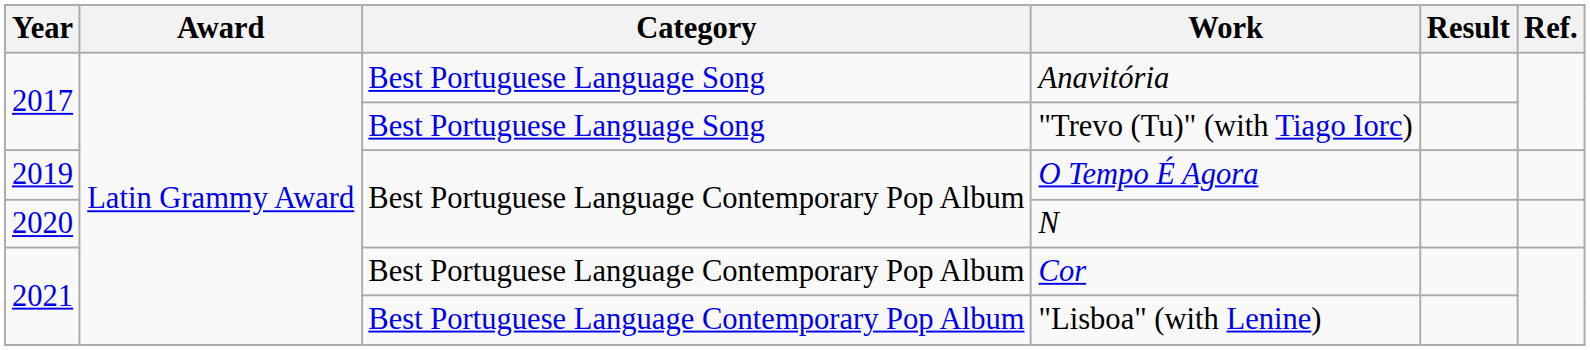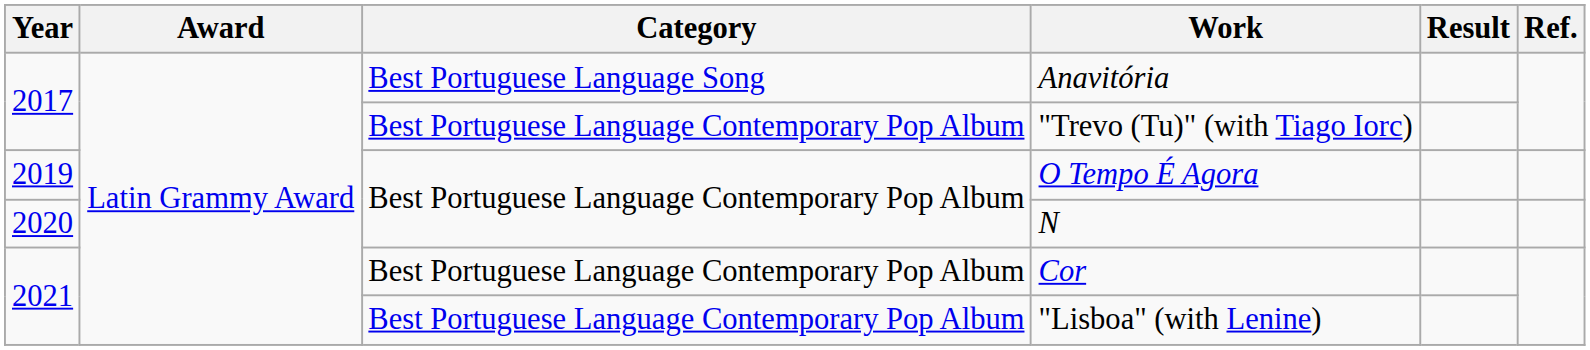(567, 125) Best Portuguese Language Song -> (696, 125) Best Portuguese Language Contemporary Pop Album
